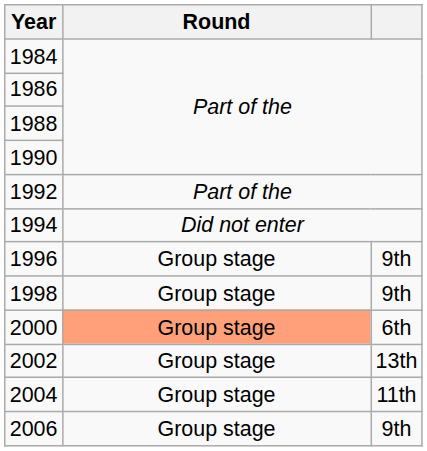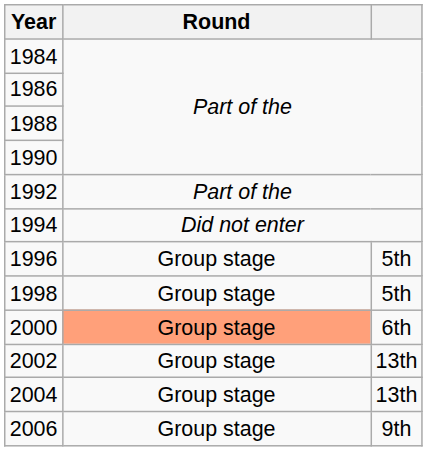(396, 259) 9th -> (396, 259) 5th
(396, 293) 9th -> (396, 293) 5th
(396, 395) 11th -> (396, 395) 13th
